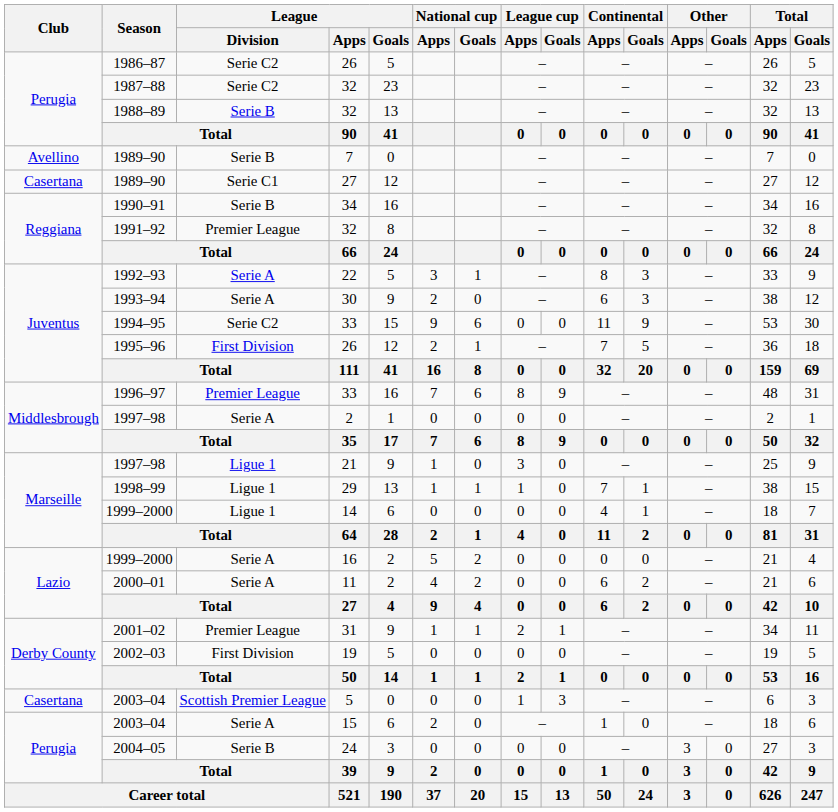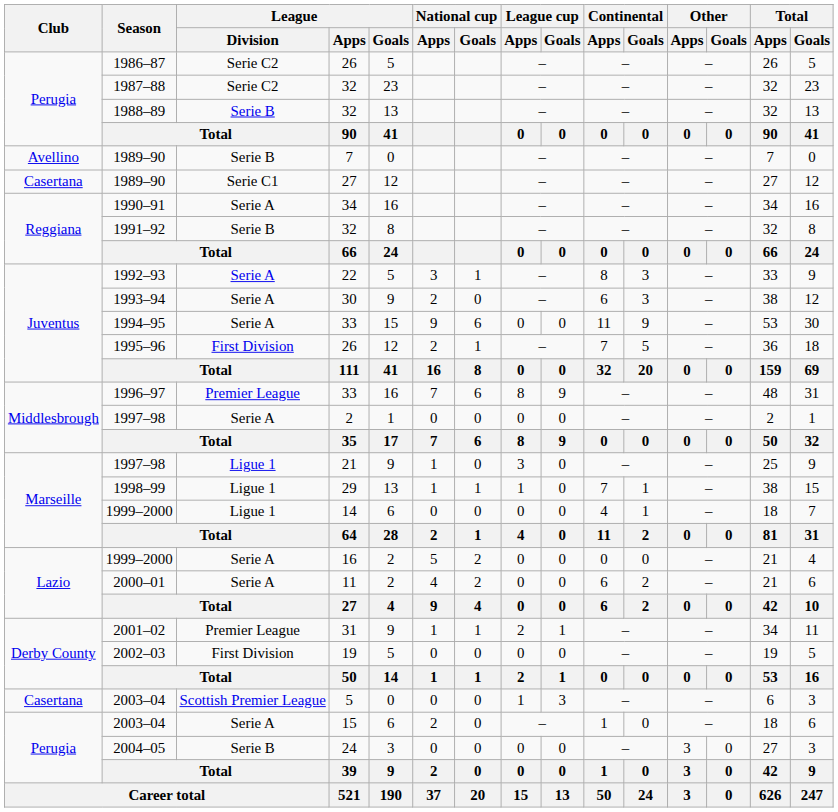(253, 205) Serie B -> (253, 205) Serie A
(253, 228) Premier League -> (253, 228) Serie B
(253, 323) Serie C2 -> (253, 323) Serie A
